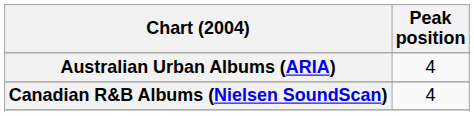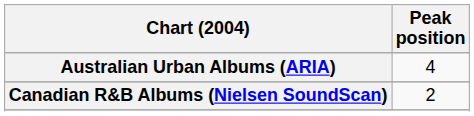(430, 95) 4 -> (430, 95) 2
